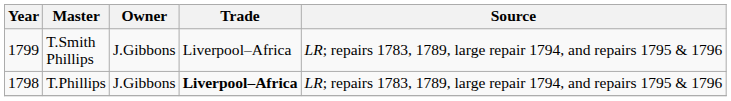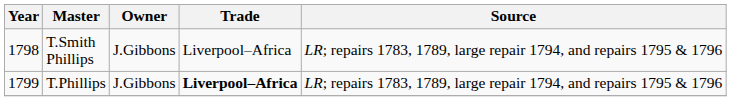(24, 50) 1799 -> (24, 50) 1798
(24, 83) 1798 -> (24, 83) 1799
